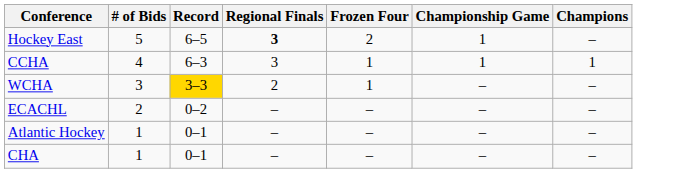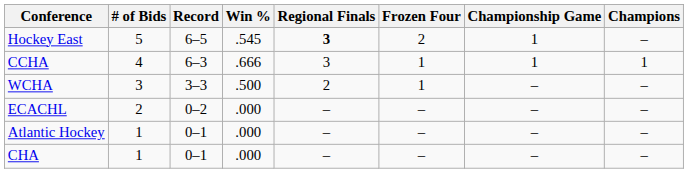+ column: (248, 16)
(196, 86) gold background -> (196, 86) no background
